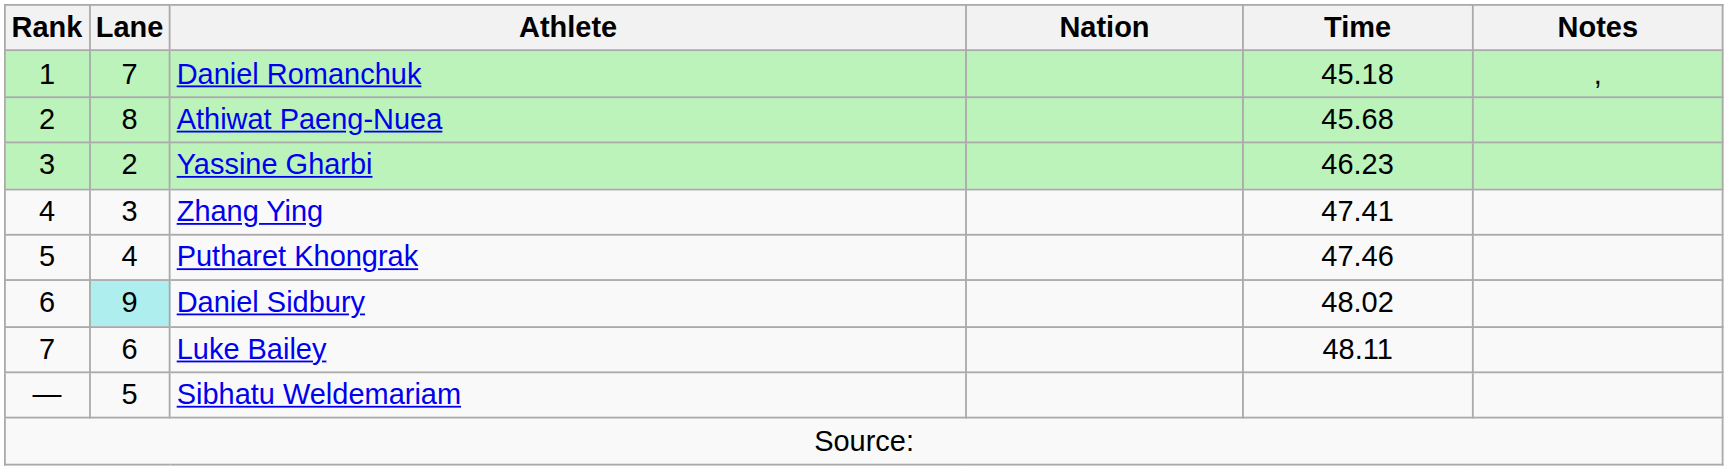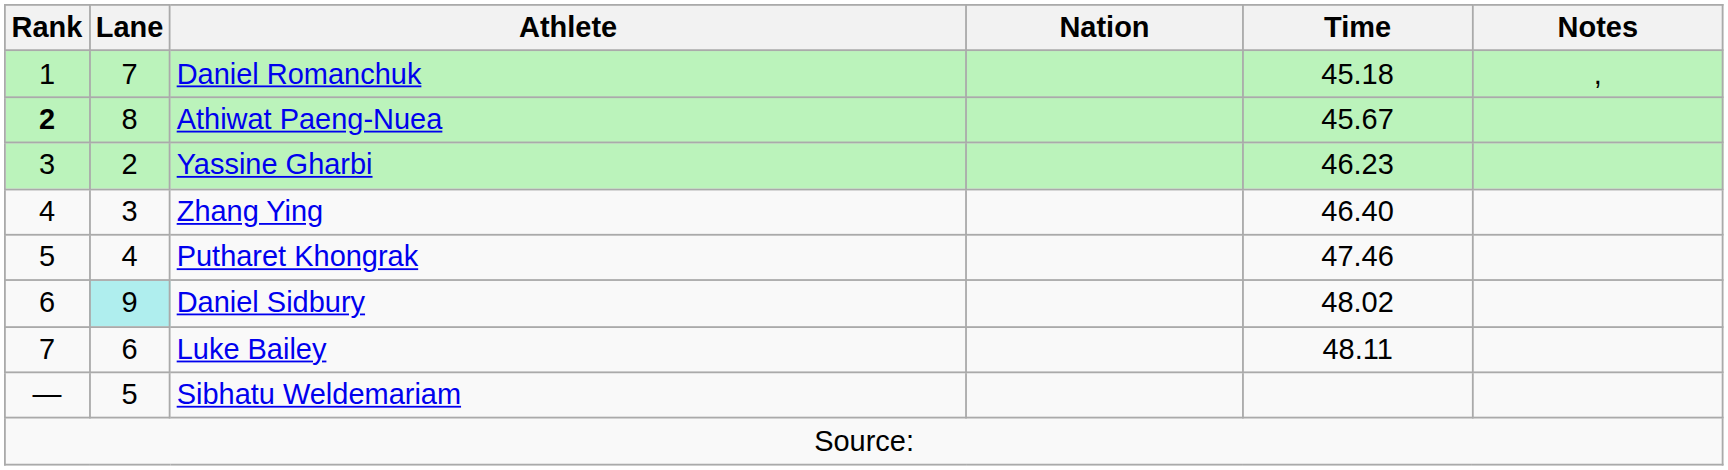(47, 119) normal -> (47, 119) bold
(1358, 119) 45.68 -> (1358, 119) 45.67
(1358, 211) 47.41 -> (1358, 211) 46.40
